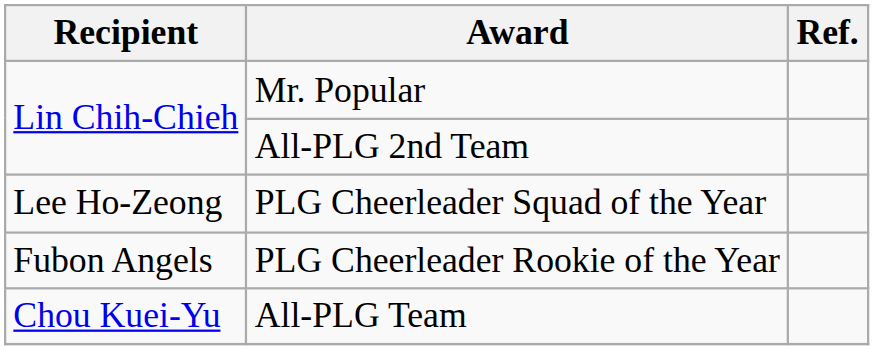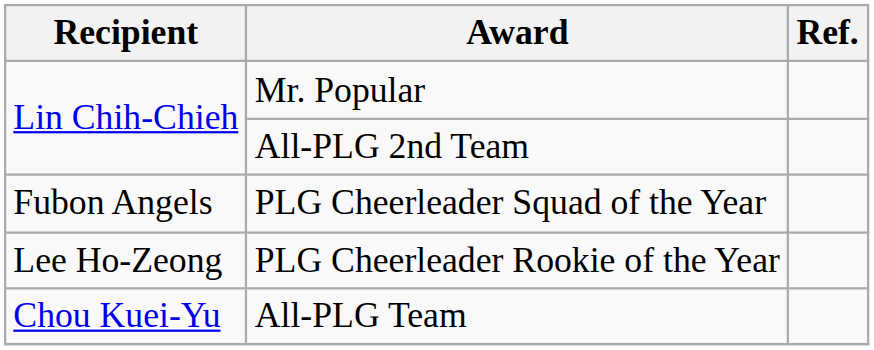(118, 202) Lee Ho-Zeong -> (113, 202) Fubon Angels
(113, 259) Fubon Angels -> (118, 259) Lee Ho-Zeong
